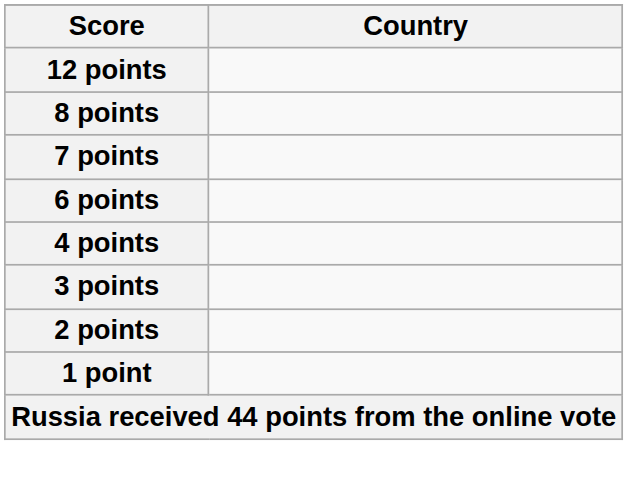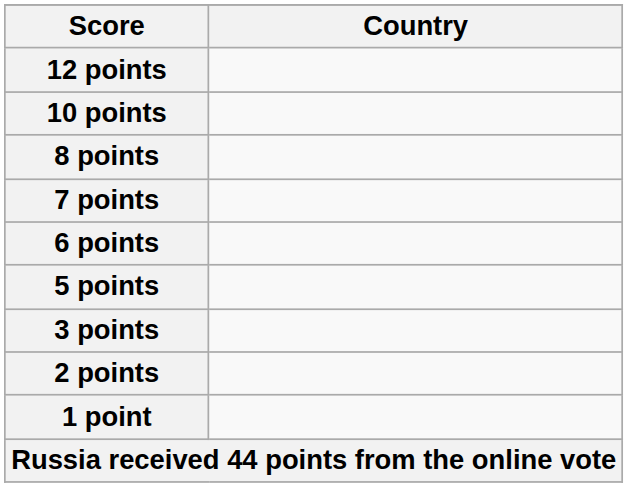+ row: (107, 112)
+ row: (107, 286)
- row: (107, 243)
